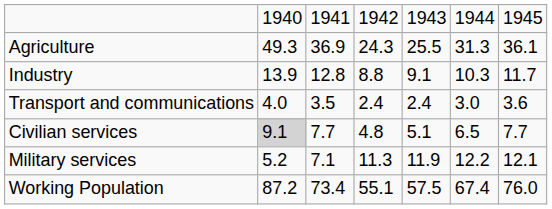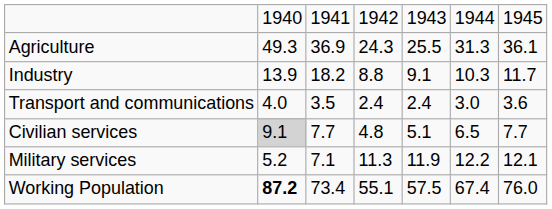(328, 75) 12.8 -> (328, 75) 18.2
(280, 189) normal -> (280, 189) bold
